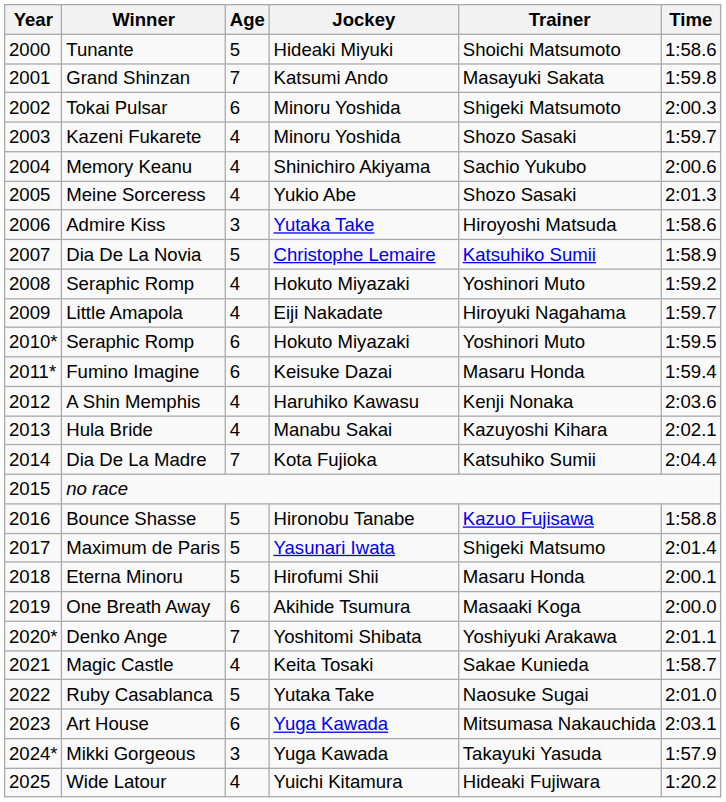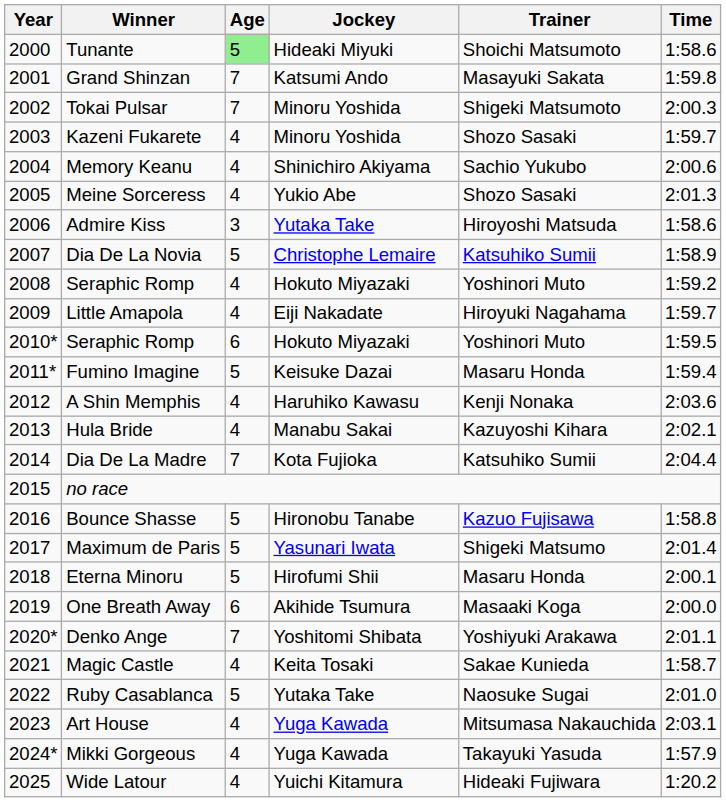(235, 49) no background -> (235, 49) lightgreen background
(235, 108) 6 -> (235, 108) 7
(235, 372) 6 -> (235, 372) 5
(235, 724) 6 -> (235, 724) 4
(235, 753) 3 -> (235, 753) 4
